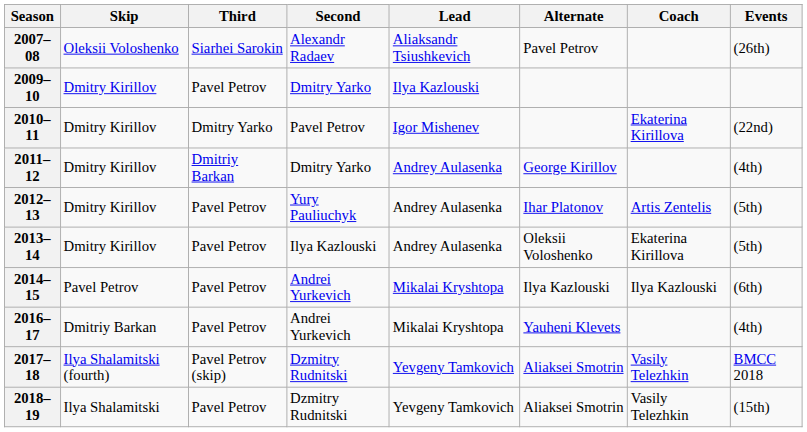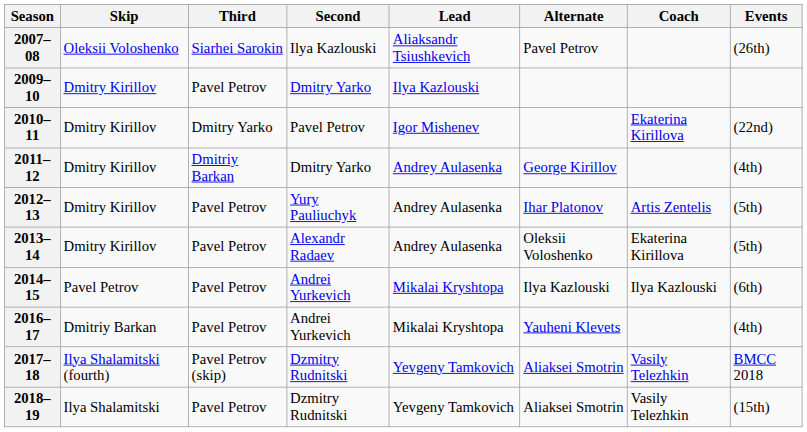(317, 47) Alexandr Radaev -> (333, 47) Ilya Kazlouski
(333, 247) Ilya Kazlouski -> (317, 247) Alexandr Radaev
